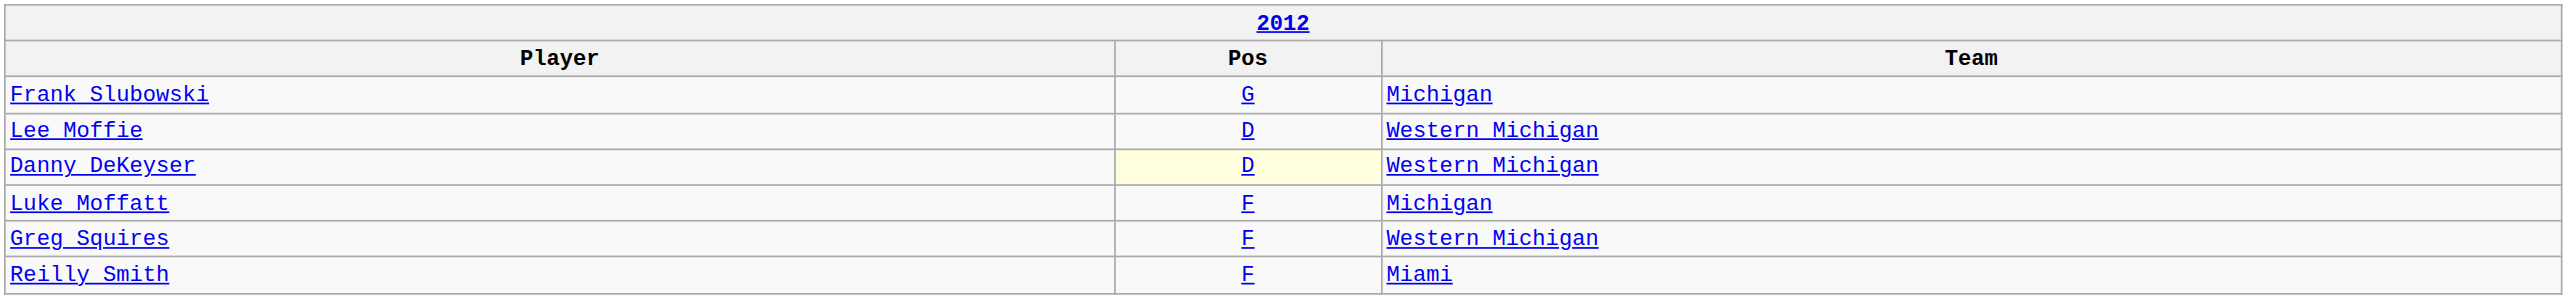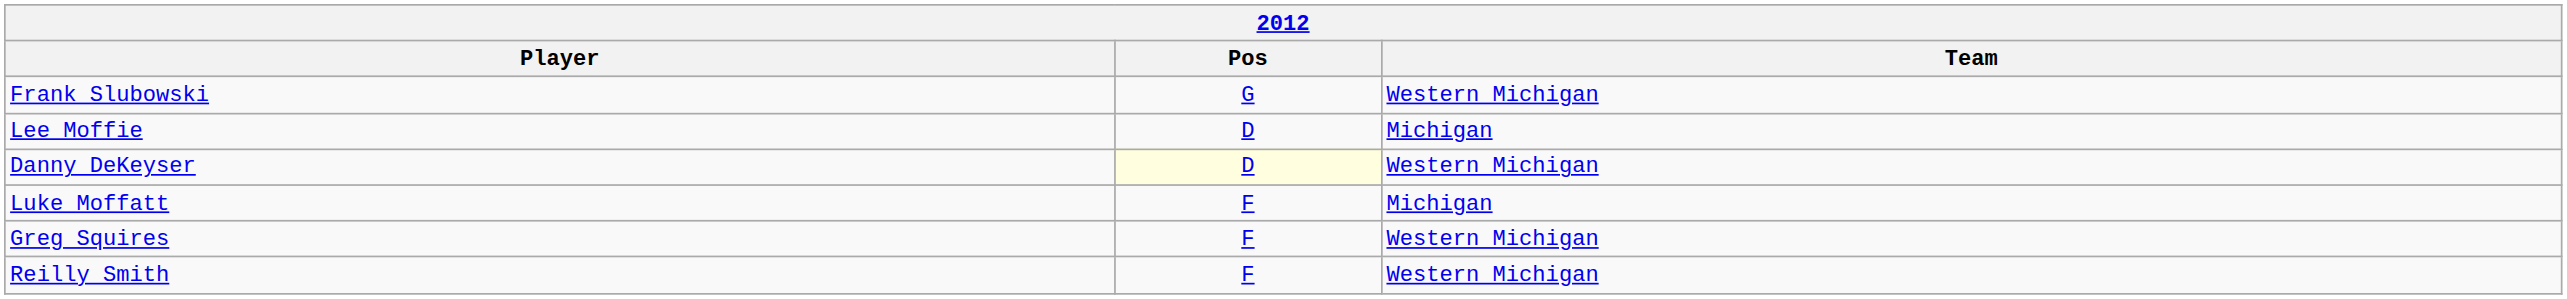(1440, 95) Michigan -> (1493, 95) Western Michigan
(1493, 131) Western Michigan -> (1440, 131) Michigan
(1420, 275) Miami -> (1493, 275) Western Michigan
